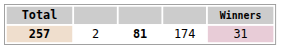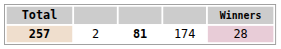(241, 34) 31 -> (241, 34) 28
